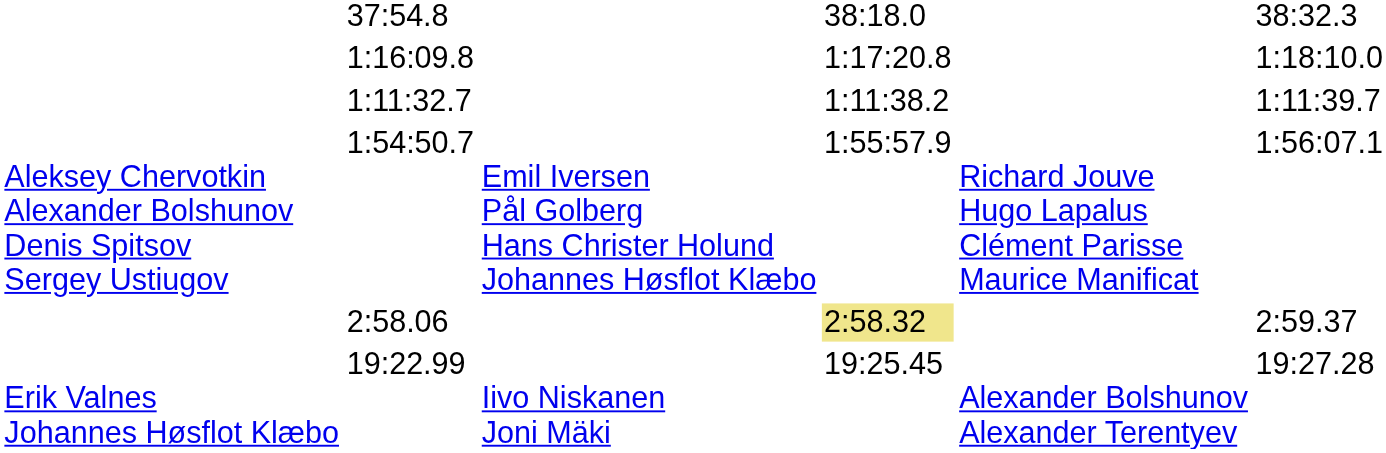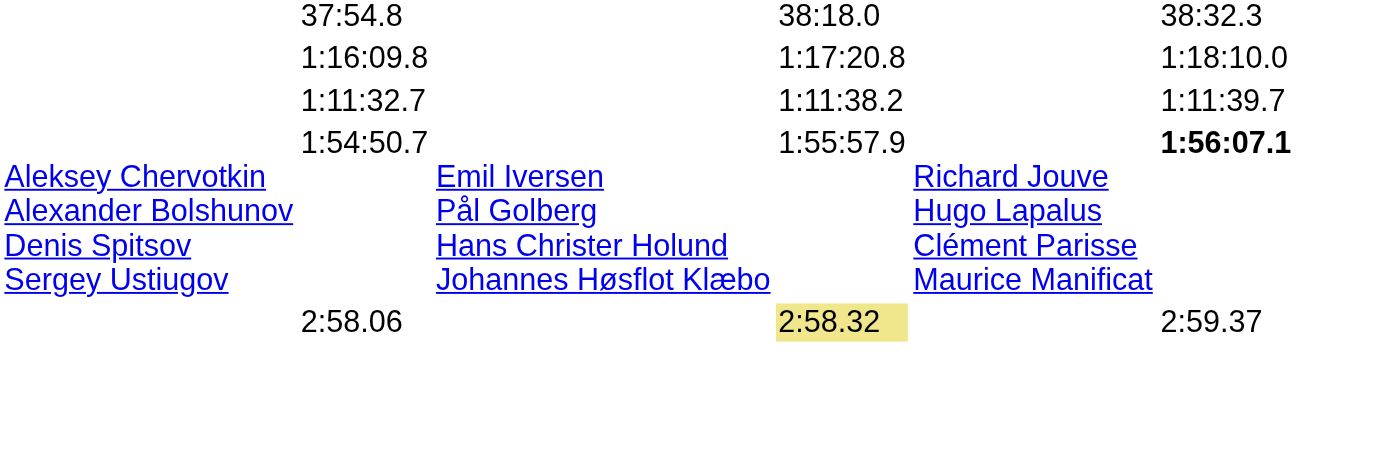(1319, 142) normal -> (1226, 142) bold
- row: (406, 364)
